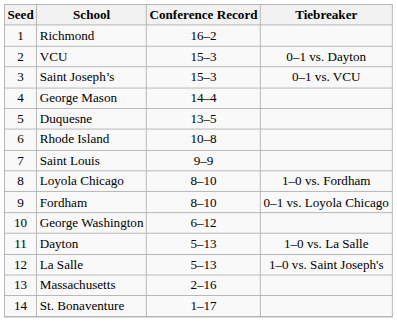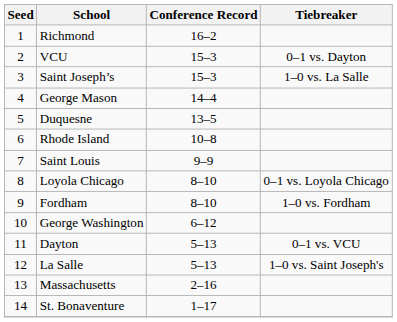(326, 77) 0–1 vs. VCU -> (326, 77) 1–0 vs. La Salle
(326, 181) 1–0 vs. Fordham -> (326, 181) 0–1 vs. Loyola Chicago
(326, 202) 0–1 vs. Loyola Chicago -> (326, 202) 1–0 vs. Fordham
(326, 243) 1–0 vs. La Salle -> (326, 243) 0–1 vs. VCU
